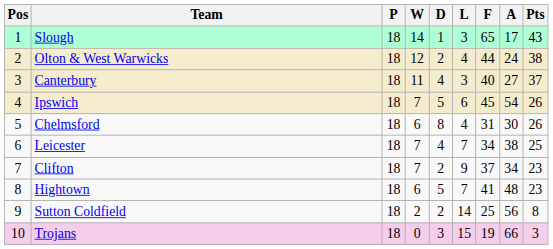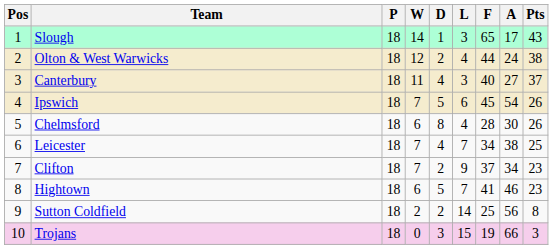(488, 124) 31 -> (488, 124) 28
(511, 189) 48 -> (511, 189) 46
